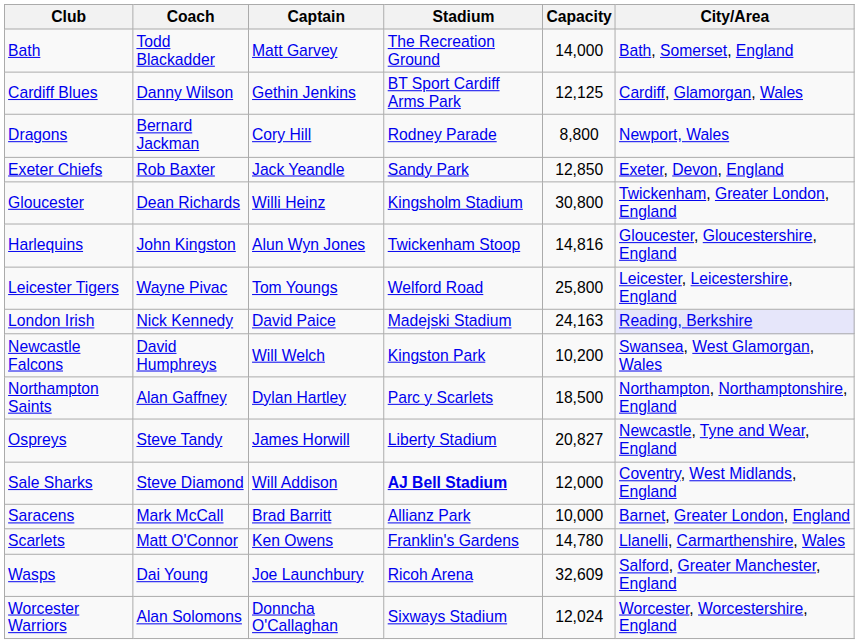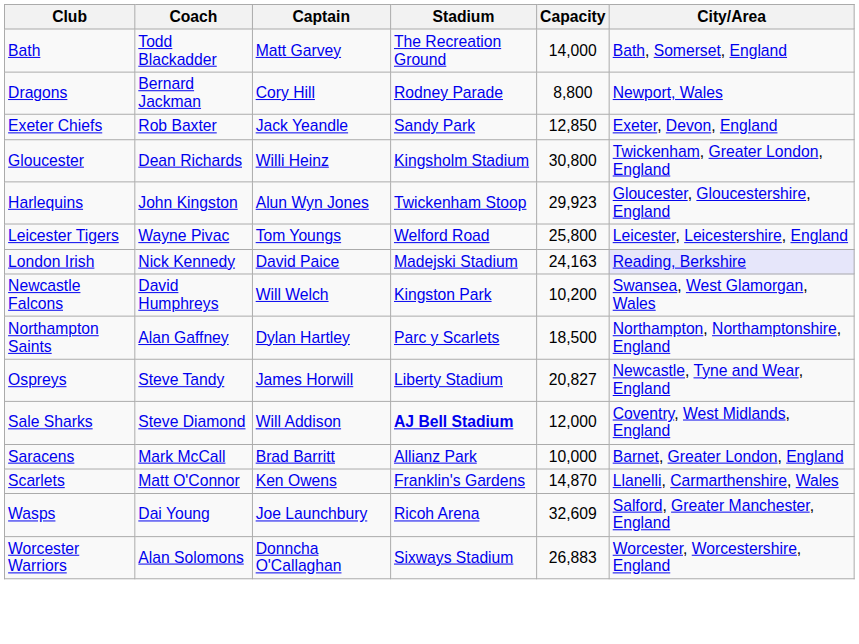- row: (53, 93)
(579, 245) 14,816 -> (573, 203) 29,923
(579, 541) 14,780 -> (573, 481) 14,870
(579, 617) 12,024 -> (573, 557) 26,883
